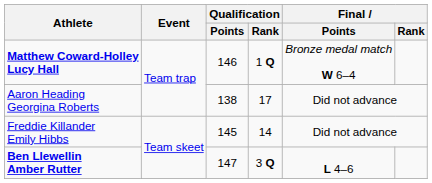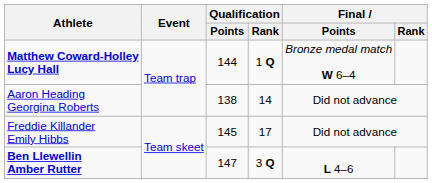(227, 63) 146 -> (227, 63) 144
(265, 101) 17 -> (265, 101) 14
(265, 132) 14 -> (265, 132) 17
